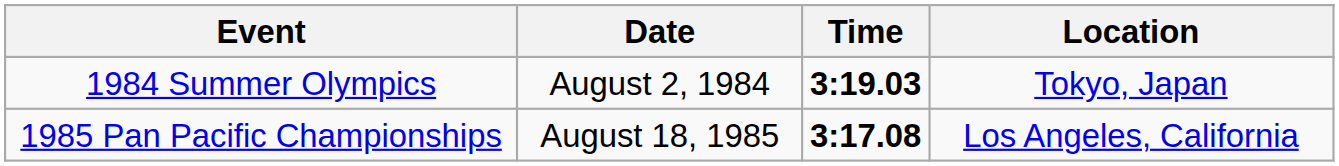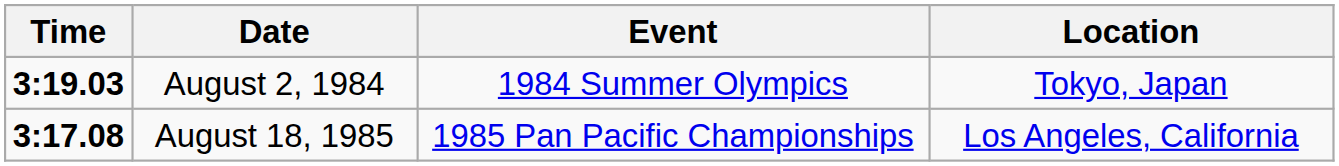columns swapped: (866, 31) <-> (261, 31)
